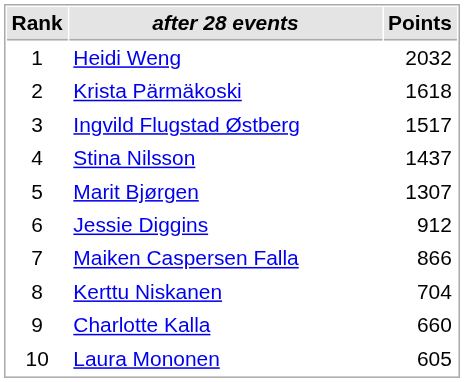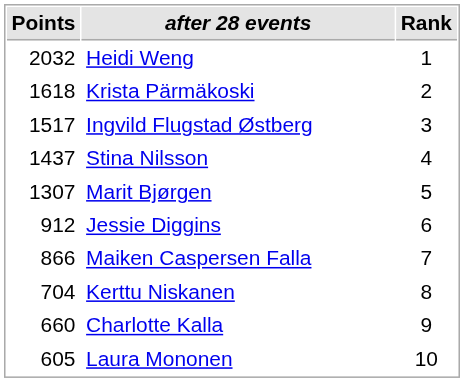columns swapped: (37, 23) <-> (420, 23)
